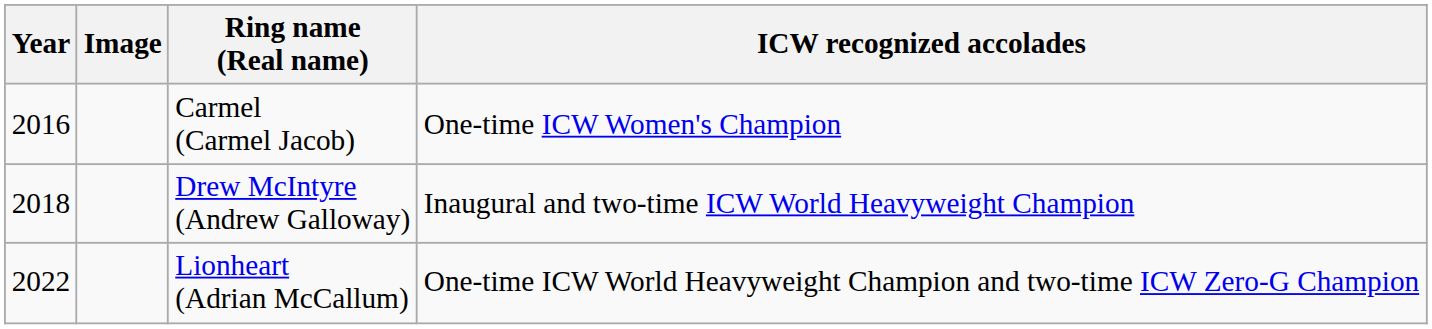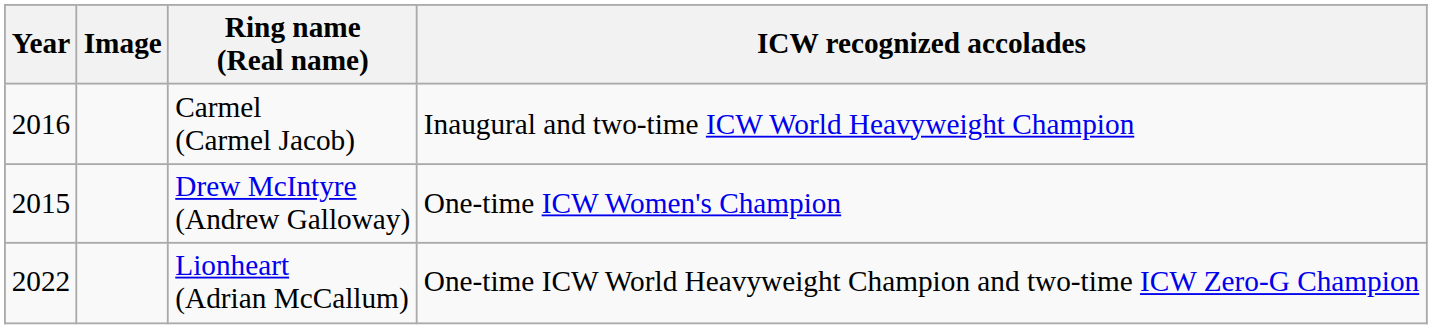(632, 123) One-time ICW Women's Champion -> (779, 123) Inaugural and two-time ICW World Heavyweight Champion
(41, 202) 2018 -> (41, 202) 2015
(779, 202) Inaugural and two-time ICW World Heavyweight Champion -> (632, 202) One-time ICW Women's Champion
